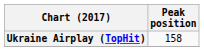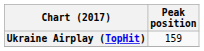(173, 39) 158 -> (173, 39) 159
